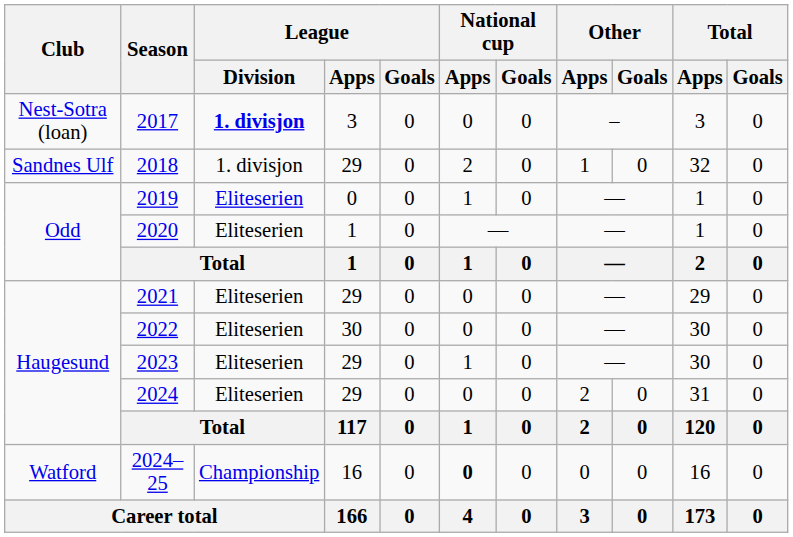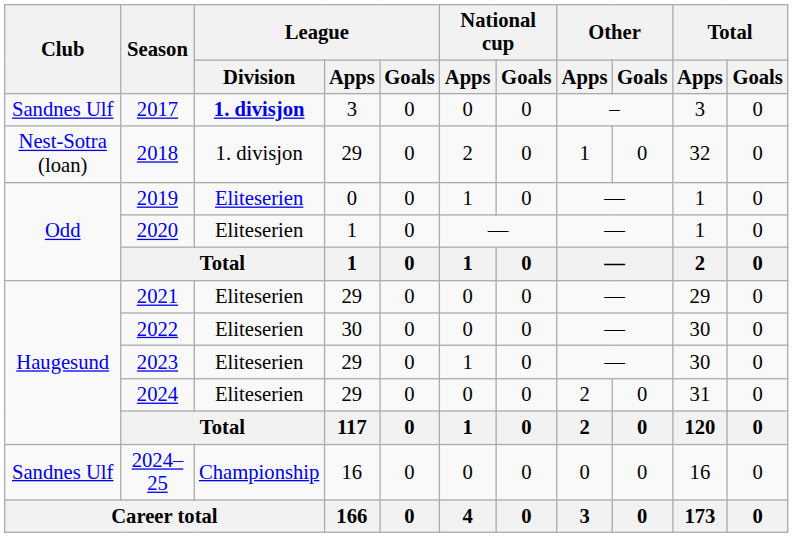(63, 121) Nest-Sotra (loan) -> (63, 109) Sandnes Ulf
(63, 165) Sandnes Ulf -> (63, 153) Nest-Sotra (loan)
(63, 471) Watford -> (63, 471) Sandnes Ulf
(468, 471) bold -> (468, 471) normal
